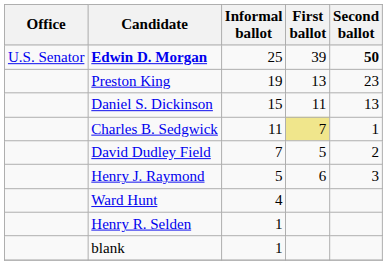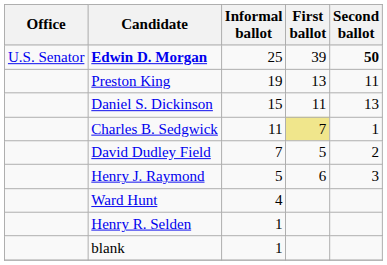(372, 81) 23 -> (372, 81) 11
